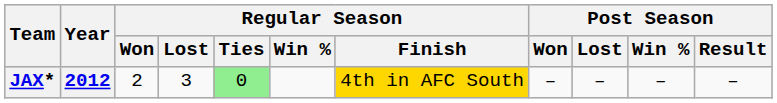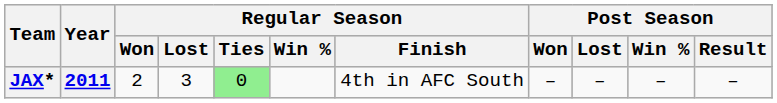(88, 82) 2012 -> (88, 82) 2011
(432, 82) gold background -> (432, 82) no background
